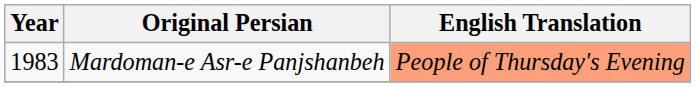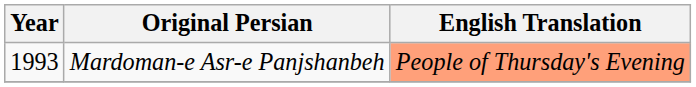(34, 61) 1983 -> (34, 61) 1993
